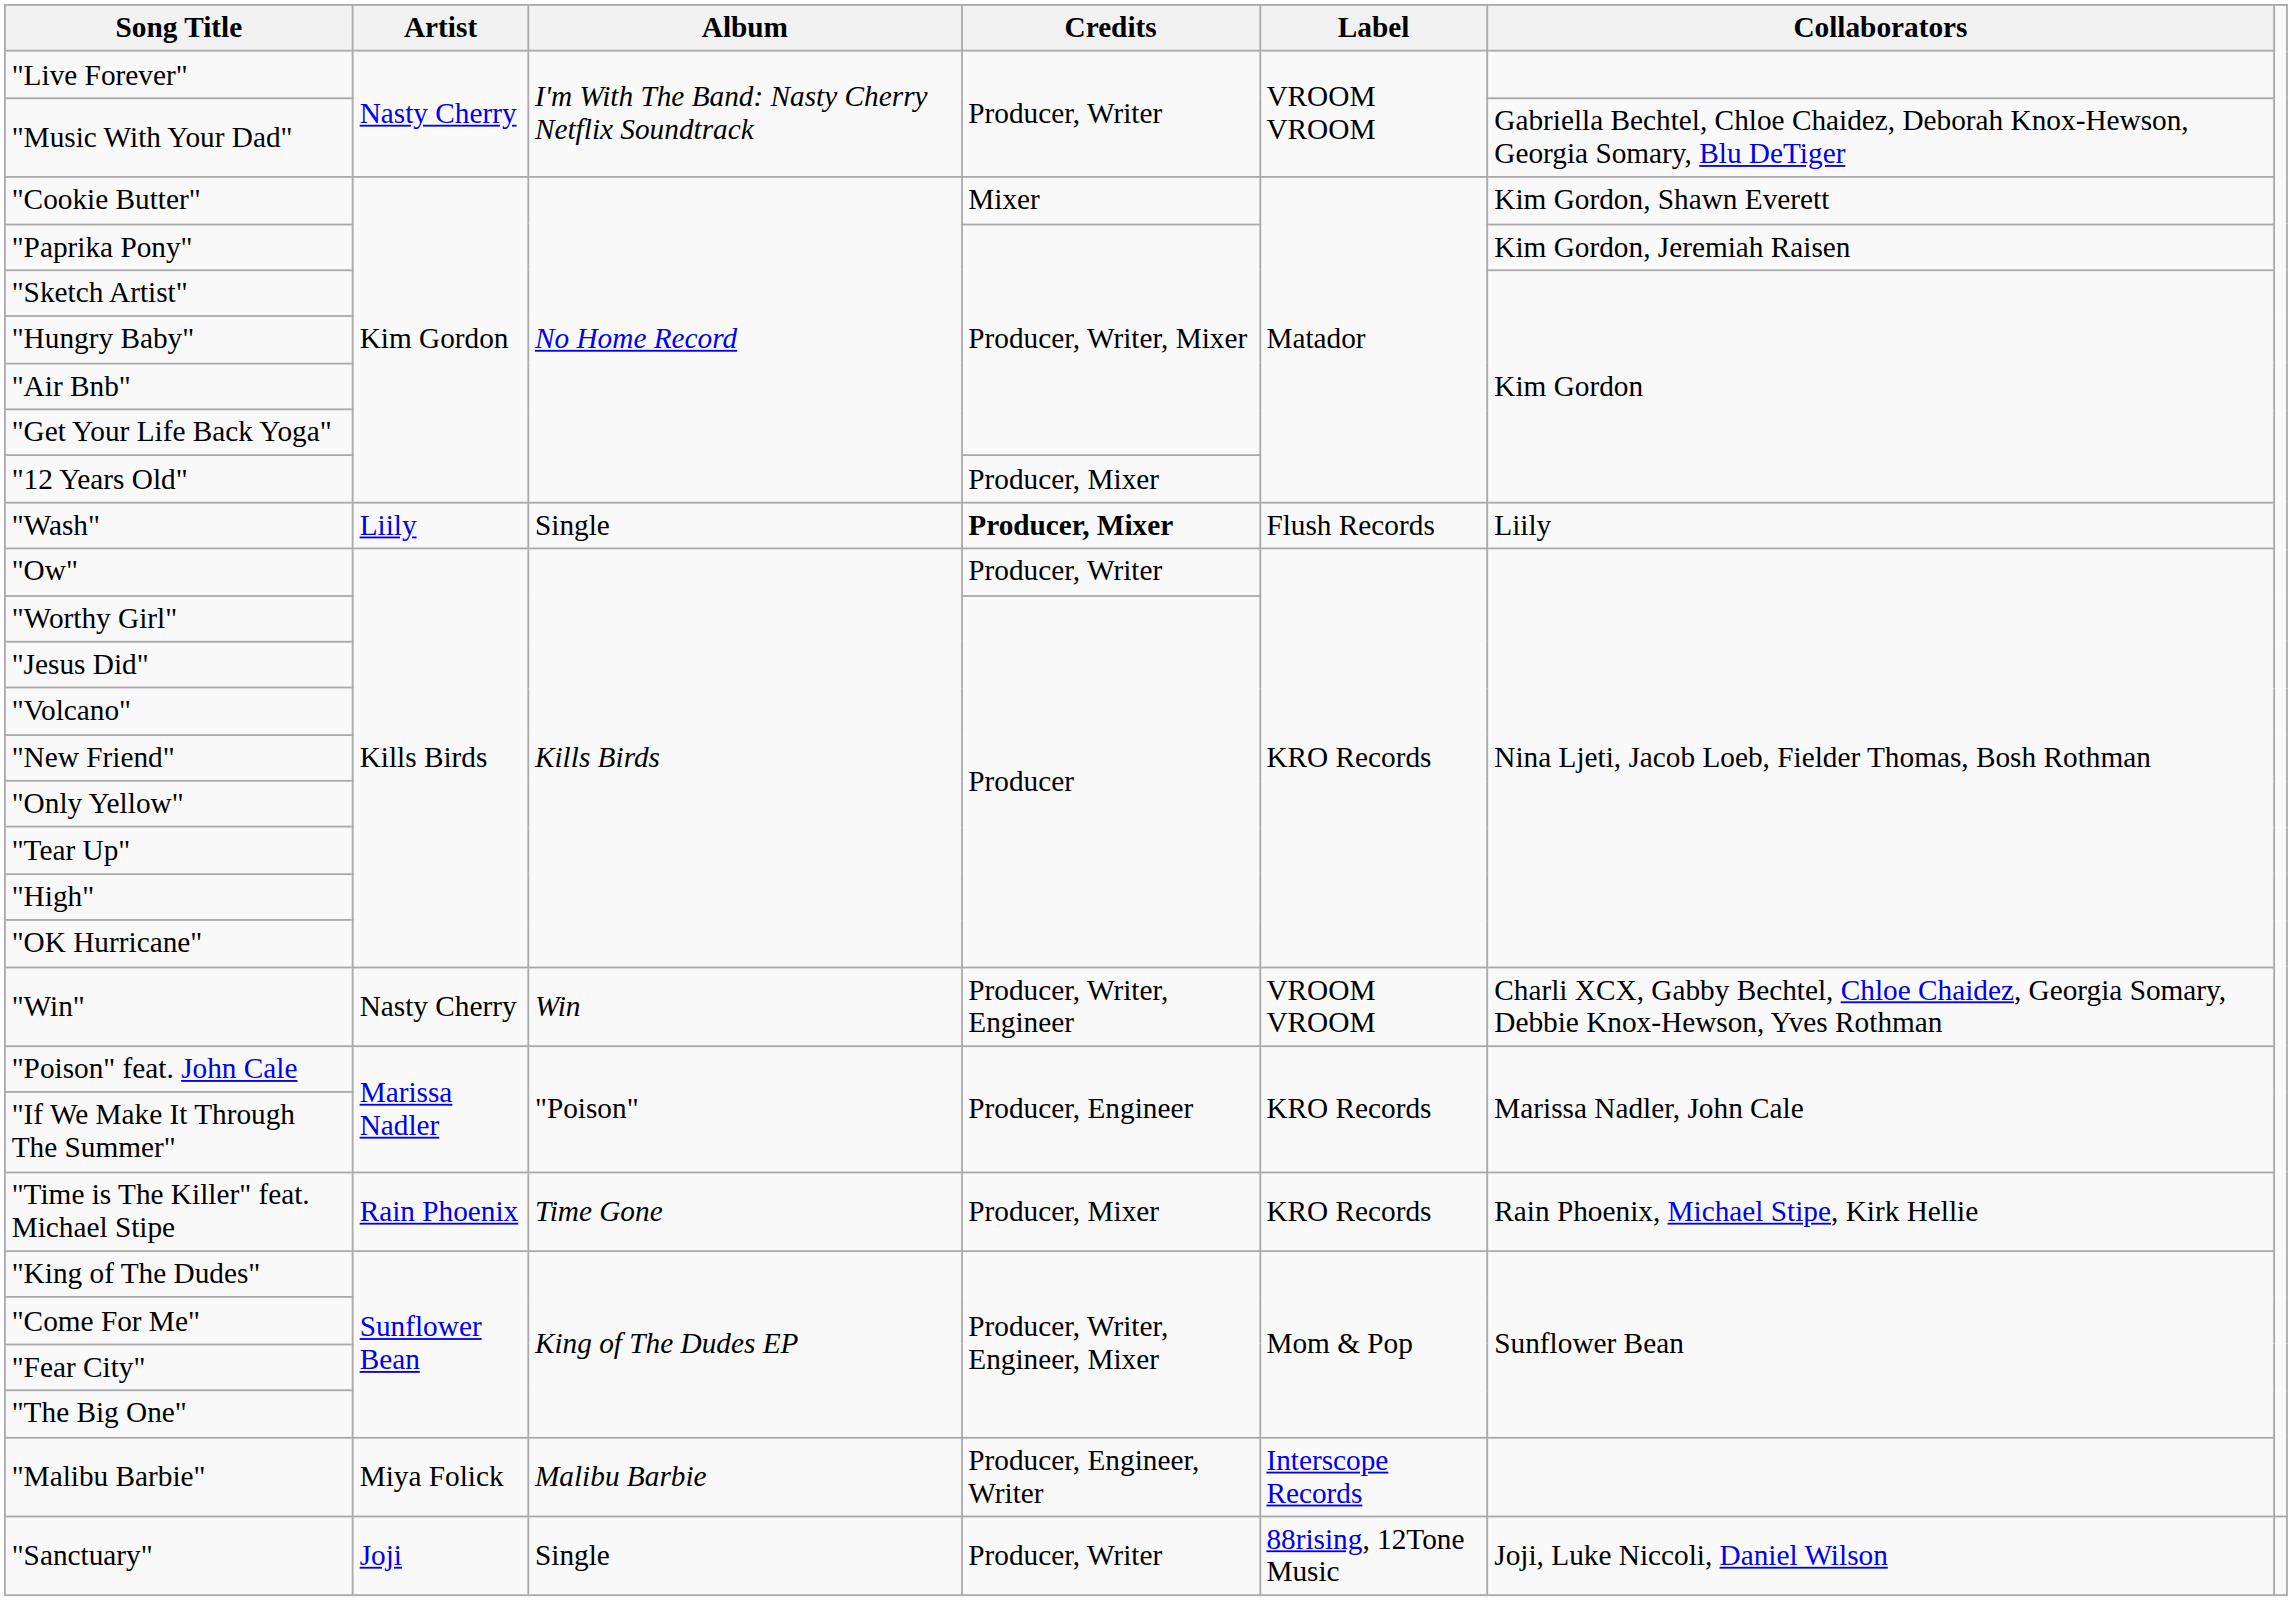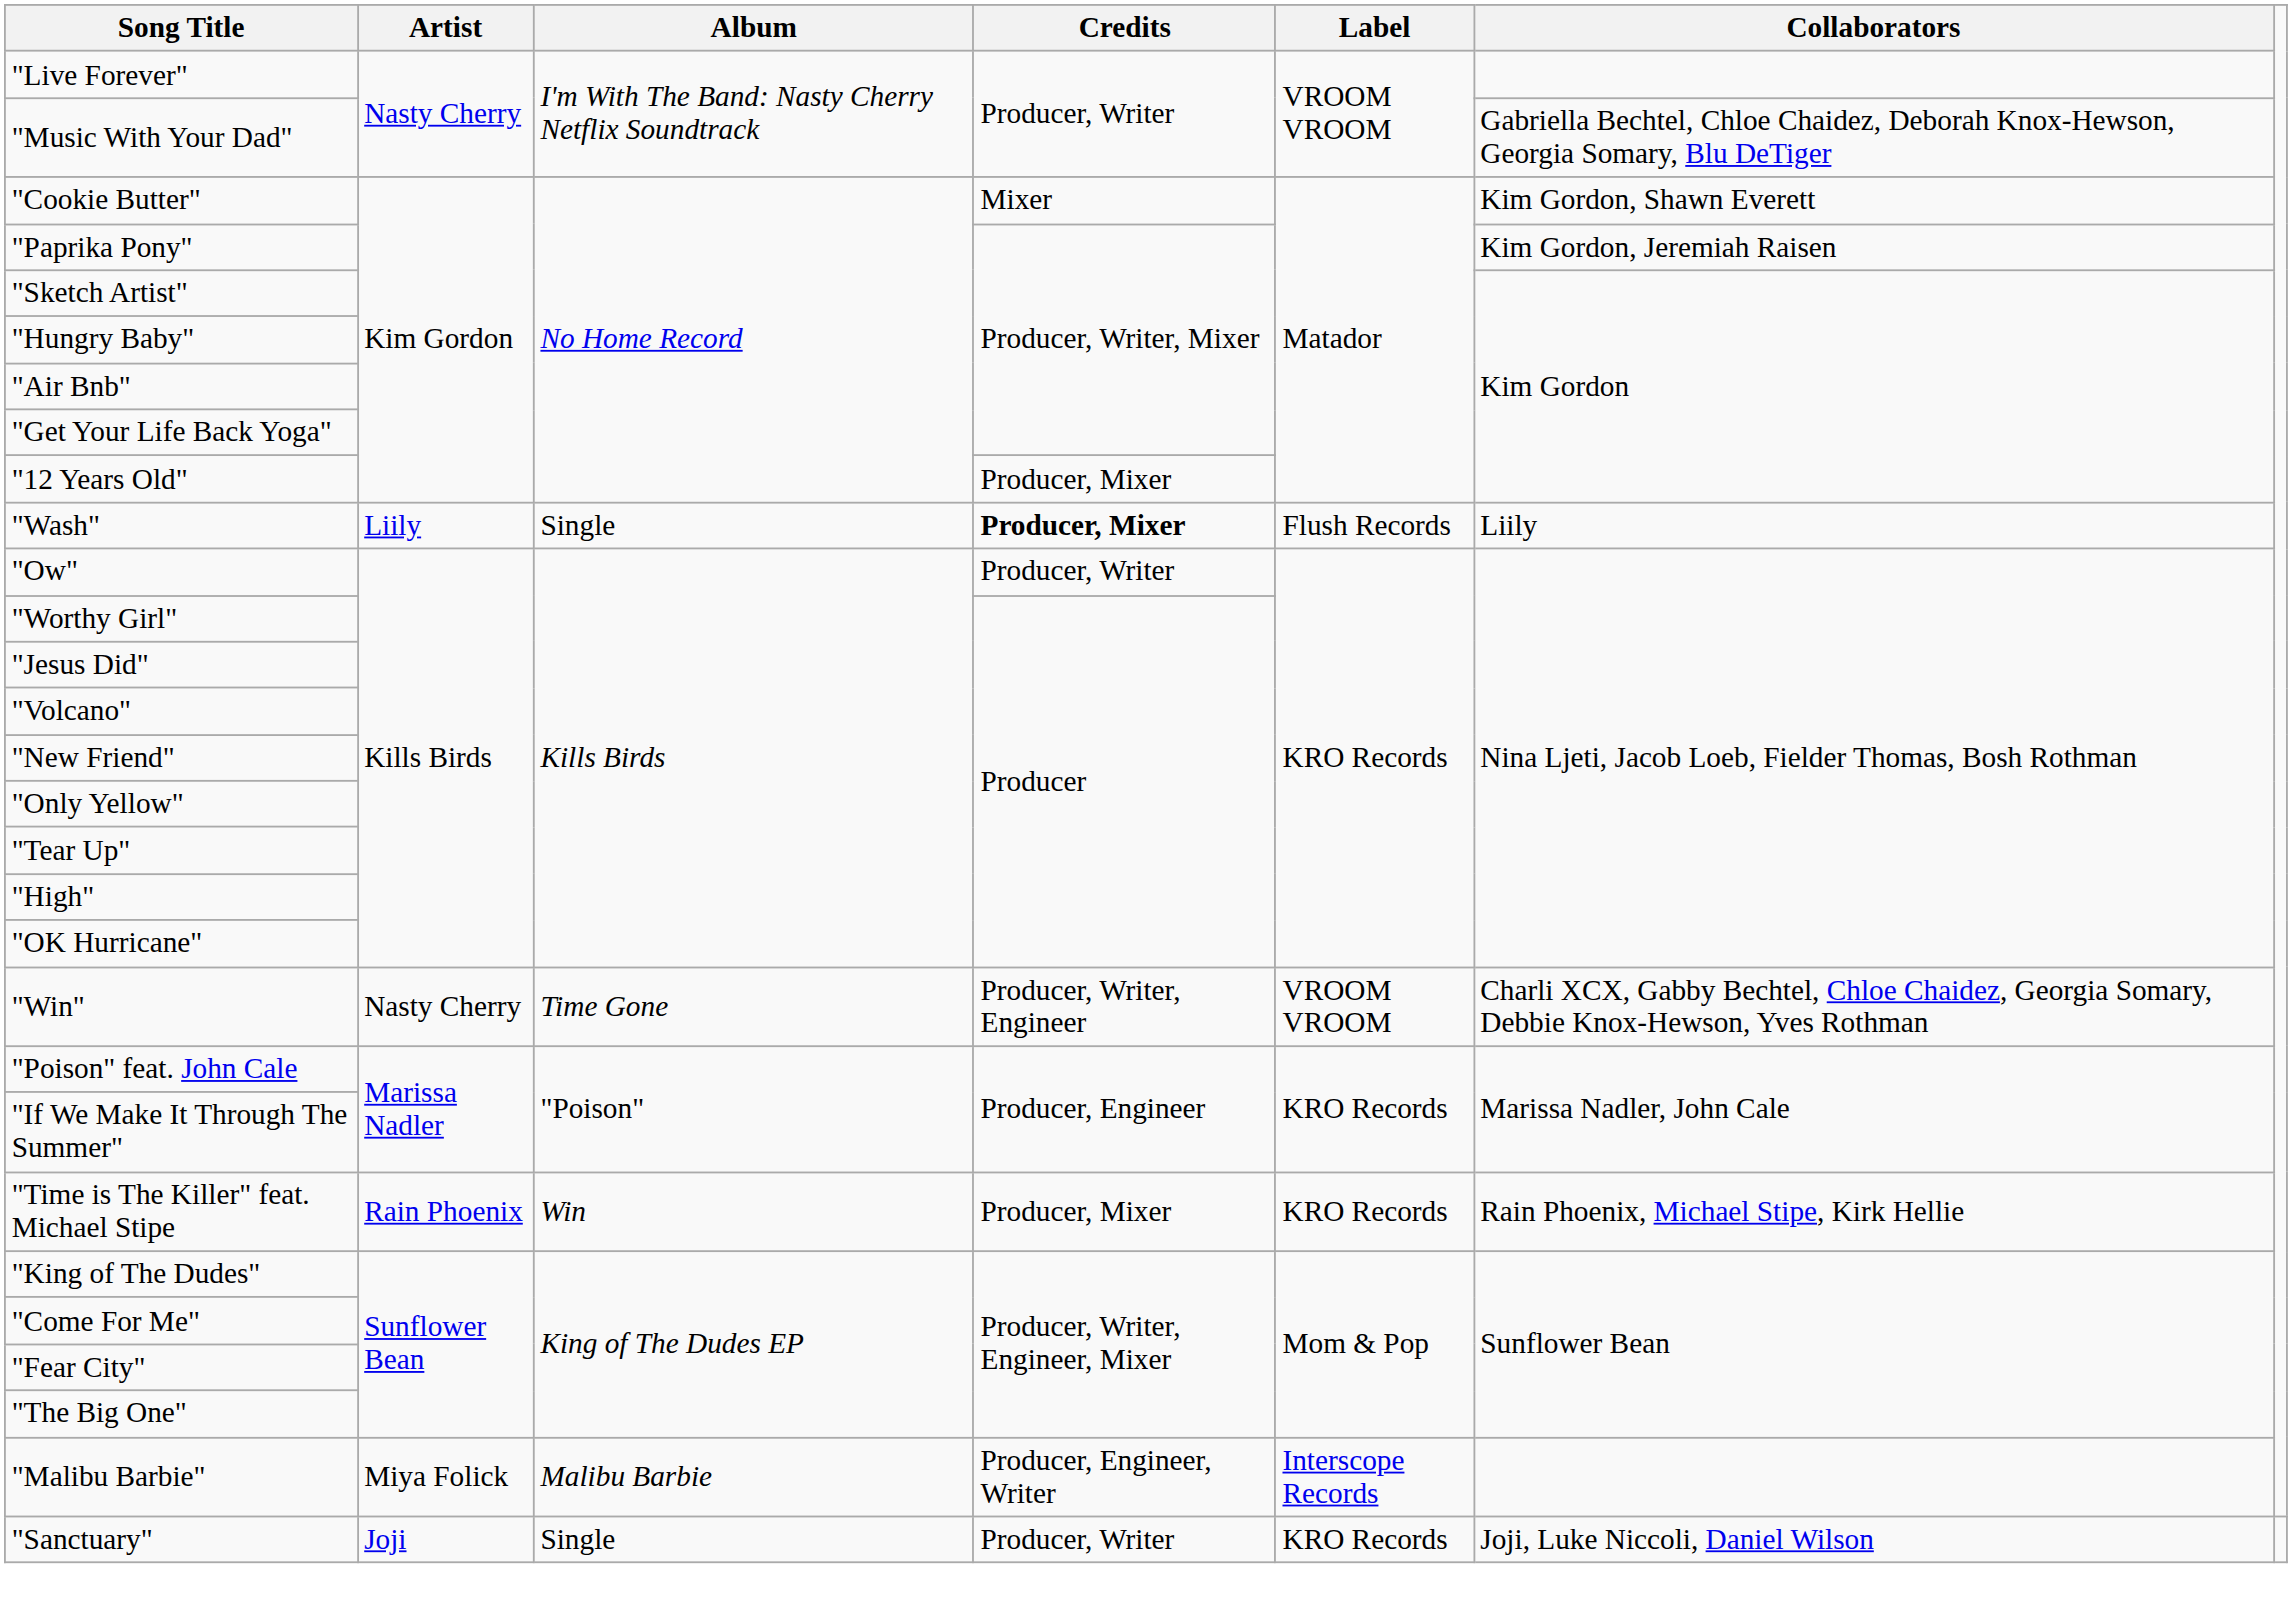(558, 1005) Win -> (604, 1005) Time Gone
(599, 1211) Time Gone -> (563, 1211) Win
(1365, 1555) 88rising, 12Tone Music -> (1365, 1539) KRO Records
